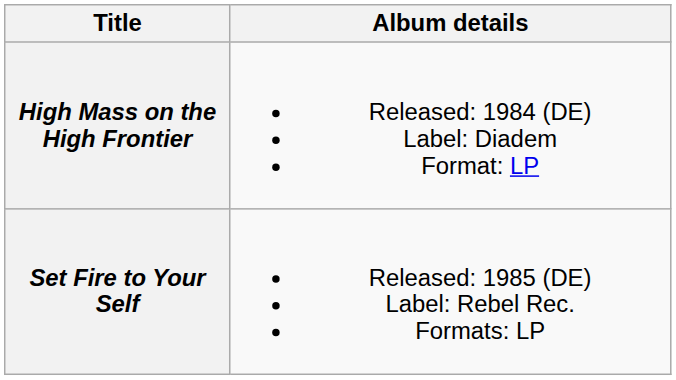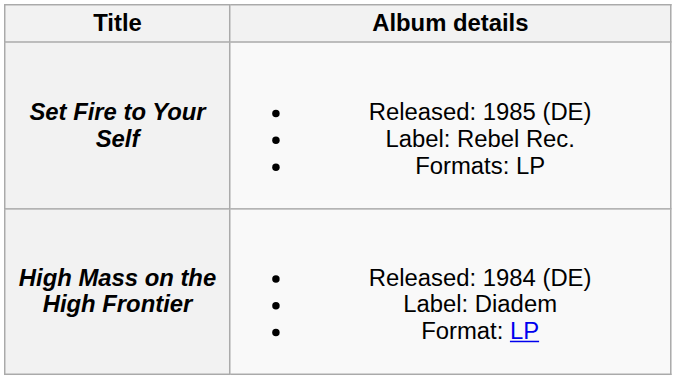rows swapped: (118, 125) <-> (118, 291)
